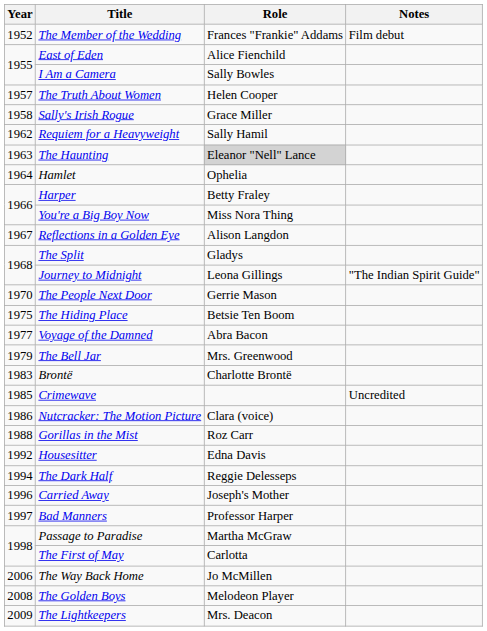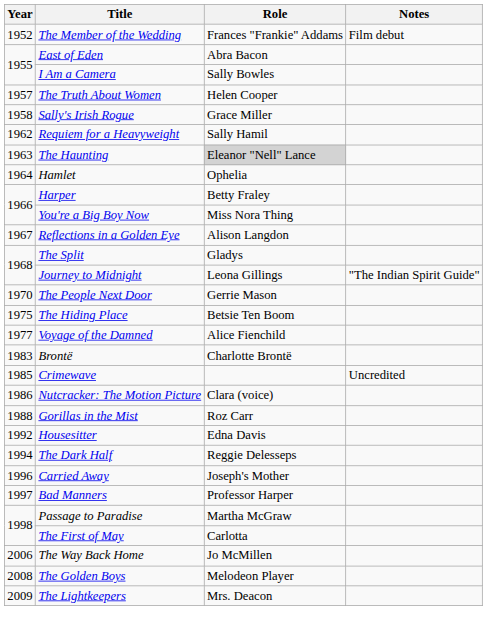(246, 54) Alice Fienchild -> (237, 54) Abra Bacon
(237, 335) Abra Bacon -> (246, 335) Alice Fienchild
- row: (70, 355)
